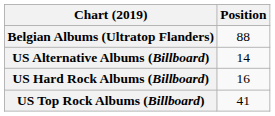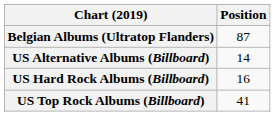(243, 36) 88 -> (243, 36) 87
